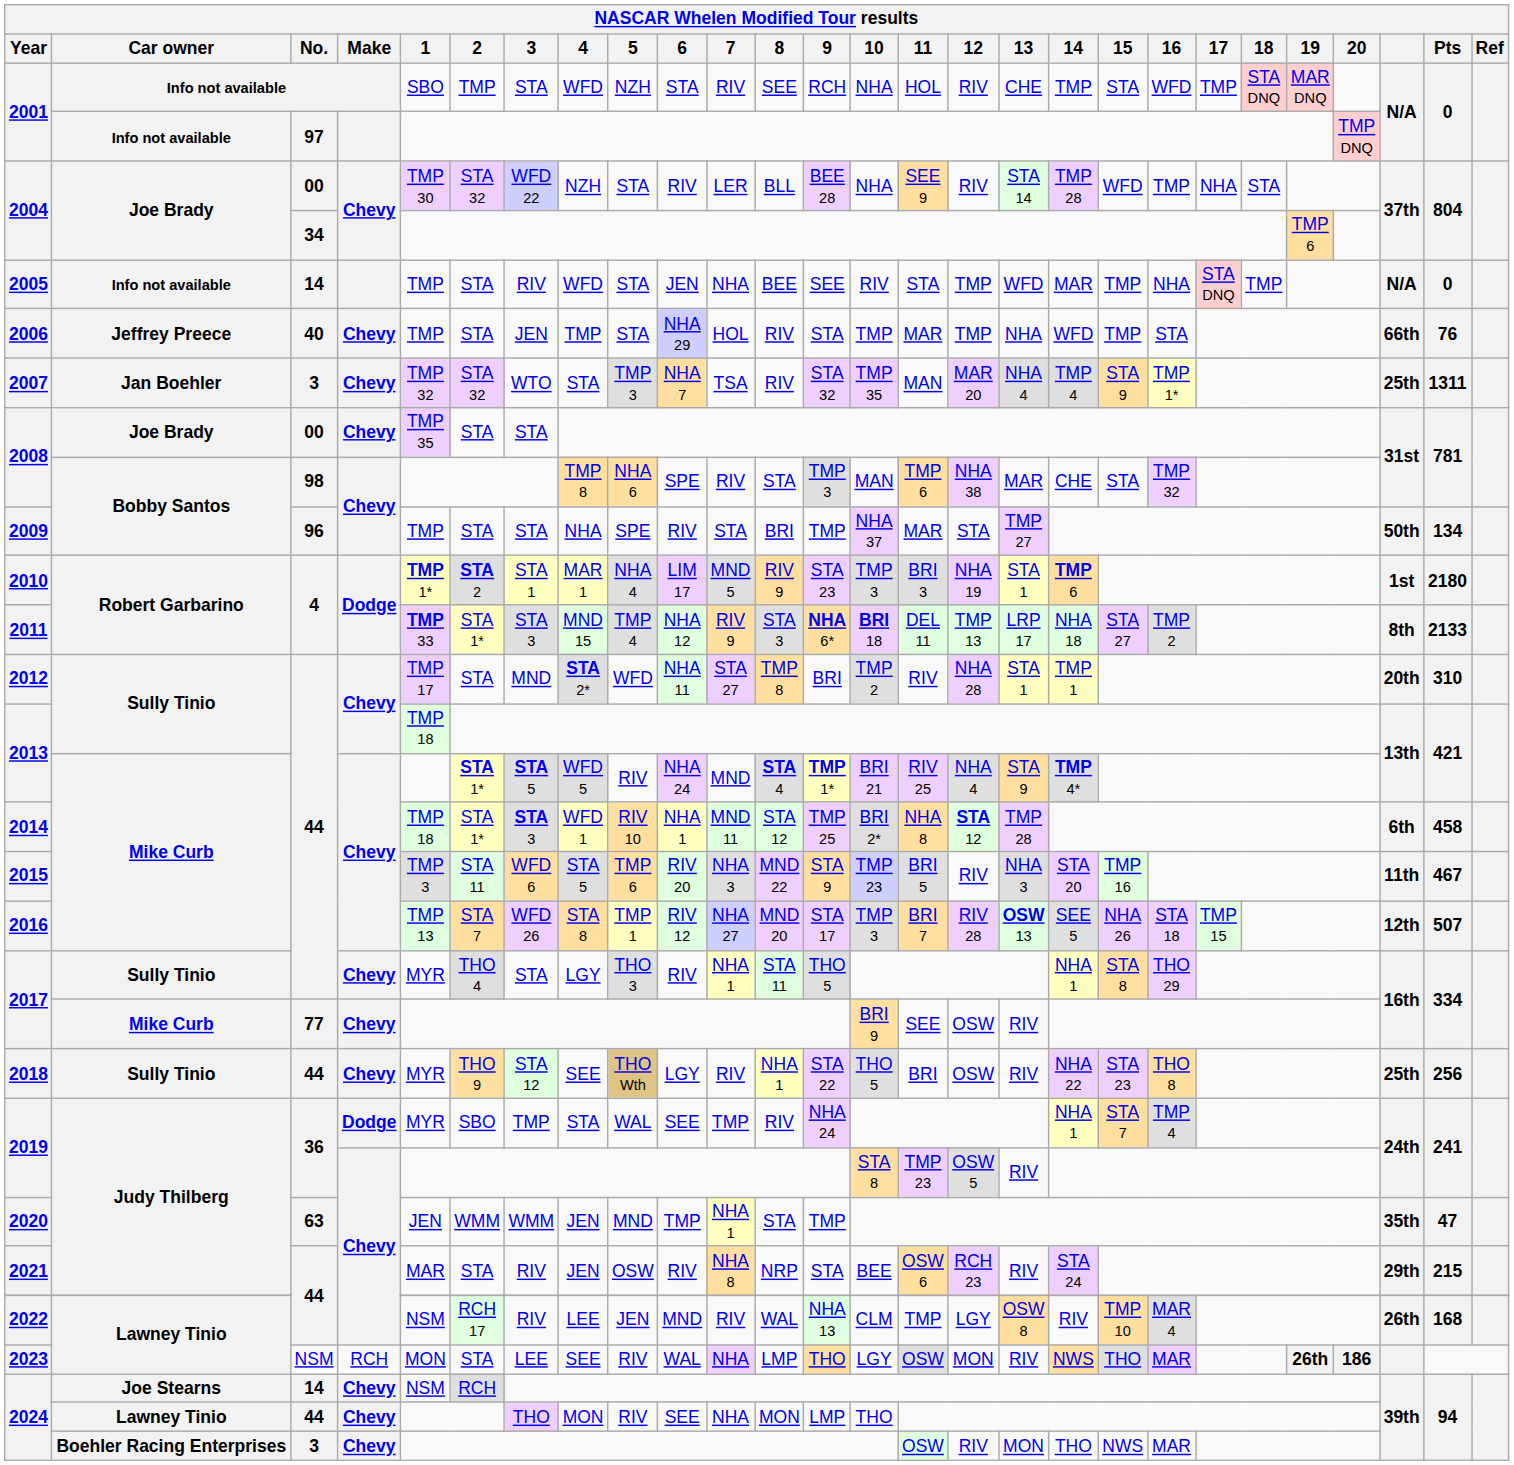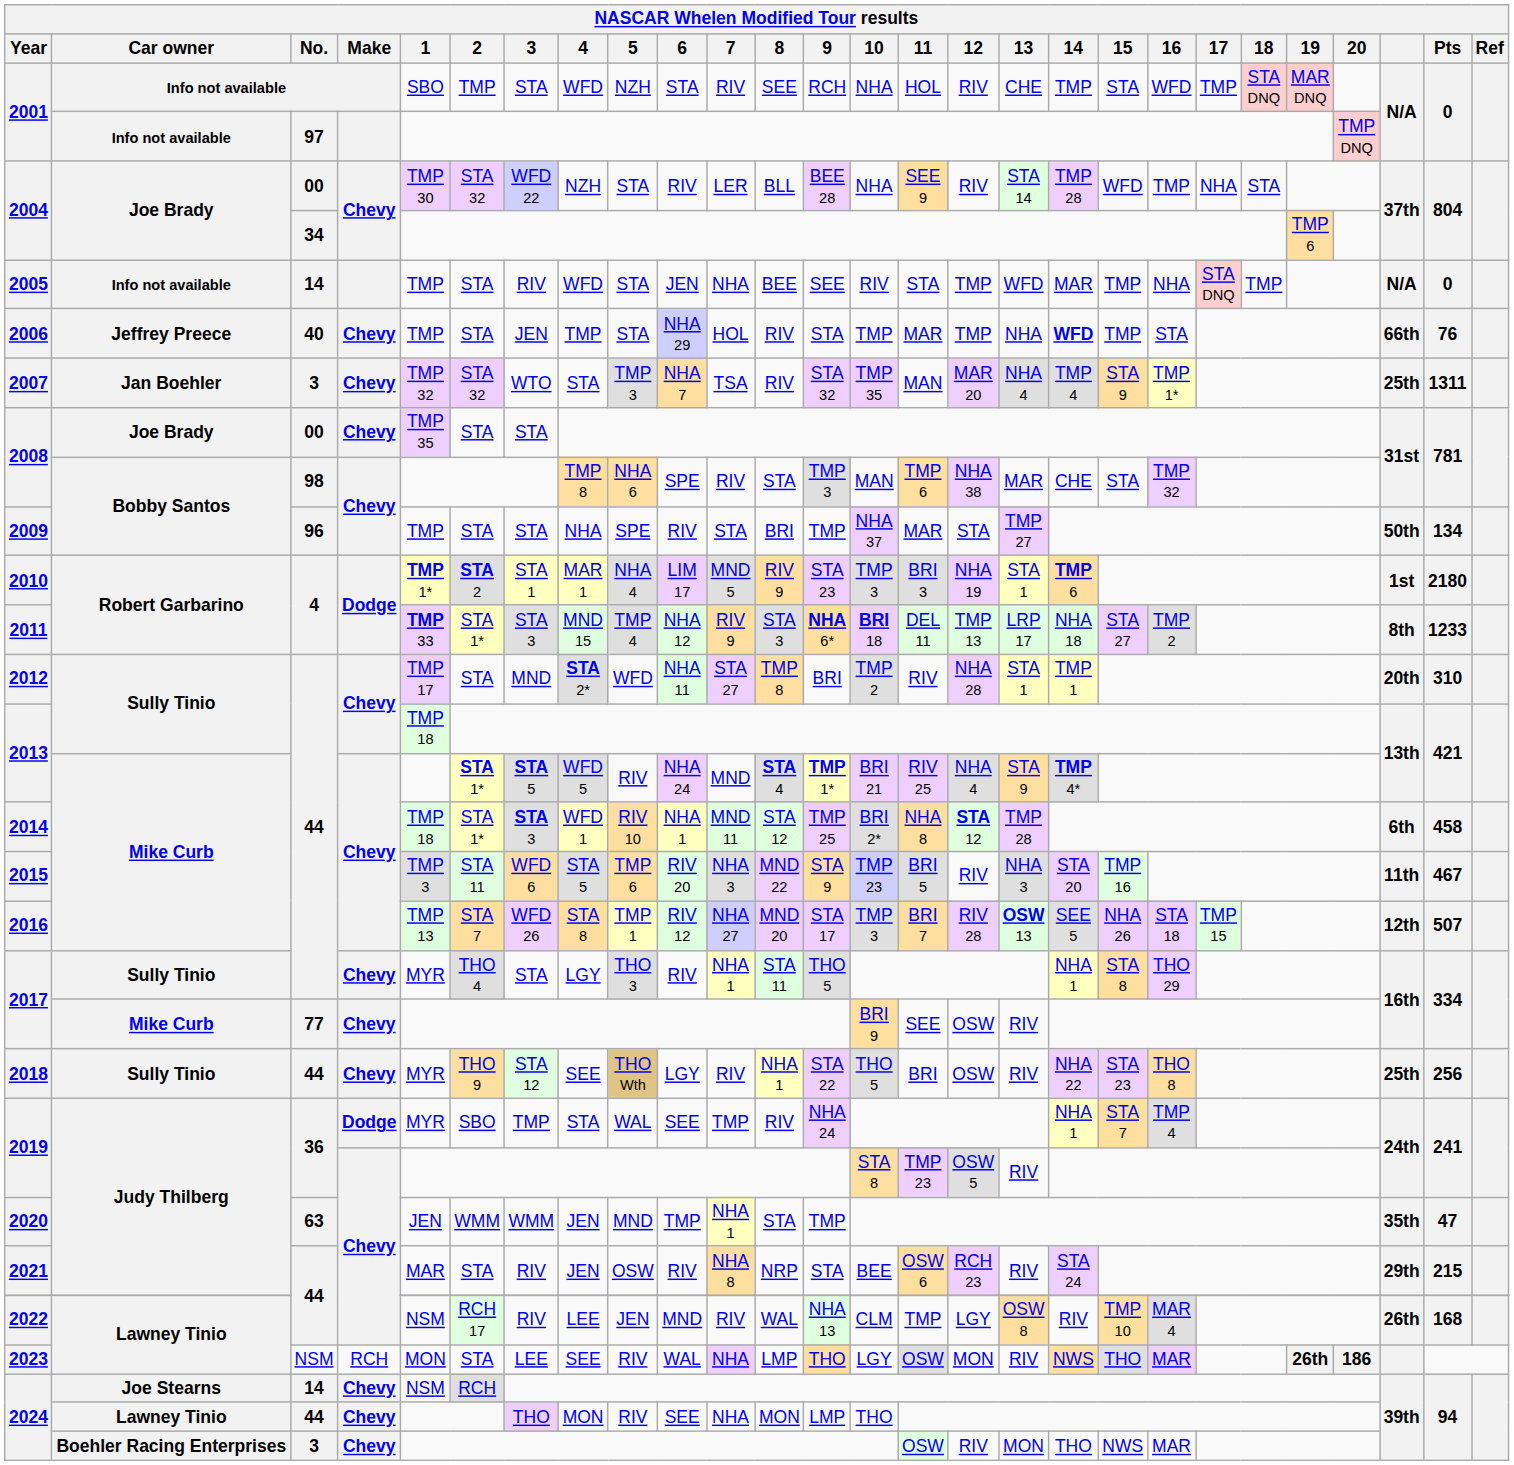(1073, 334) normal -> (1073, 334) bold
(1448, 630) 2133 -> (1448, 630) 1233
